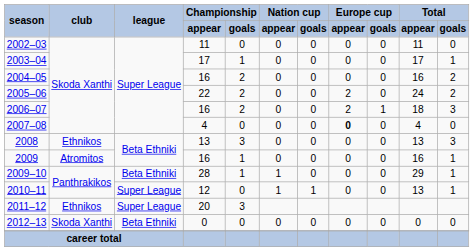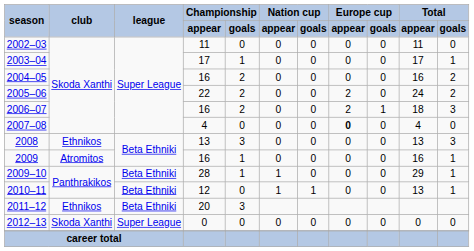(149, 190) Super League -> (149, 190) Beta Ethniki
(149, 207) Super League -> (149, 207) Beta Ethniki
(149, 223) Beta Ethniki -> (149, 223) Super League
